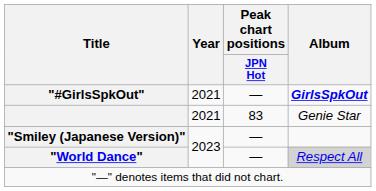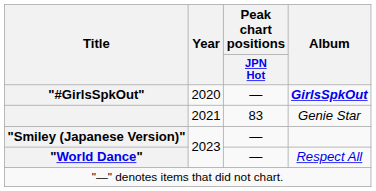(206, 95) 2021 -> (206, 95) 2020
(329, 157) lightgrey background -> (329, 157) no background
